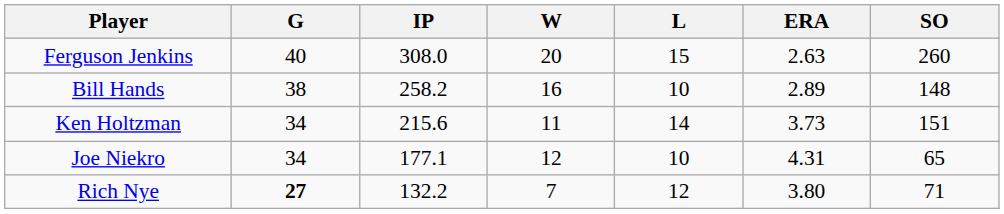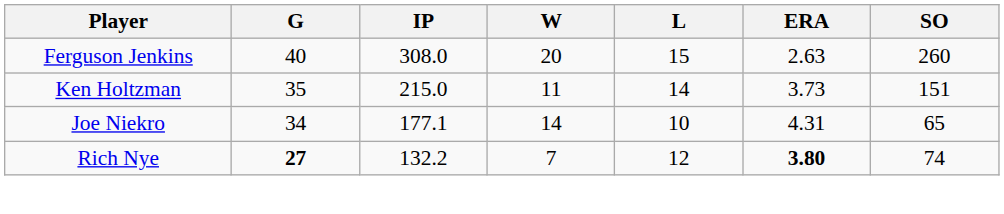- row: (118, 89)
(296, 123) 34 -> (296, 89) 35
(423, 123) 215.6 -> (423, 89) 215.0
(551, 157) 12 -> (551, 123) 14
(807, 191) normal -> (807, 157) bold
(934, 191) 71 -> (934, 157) 74
